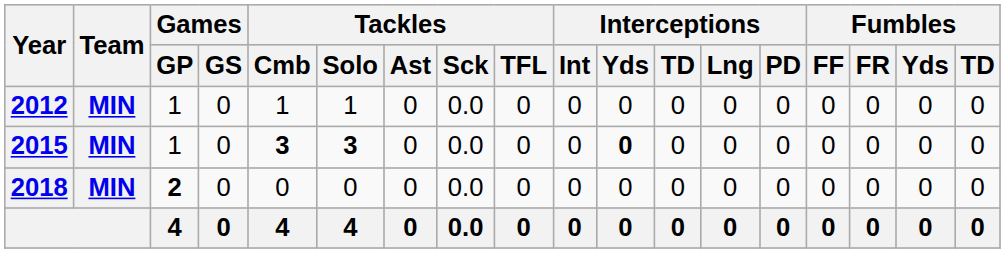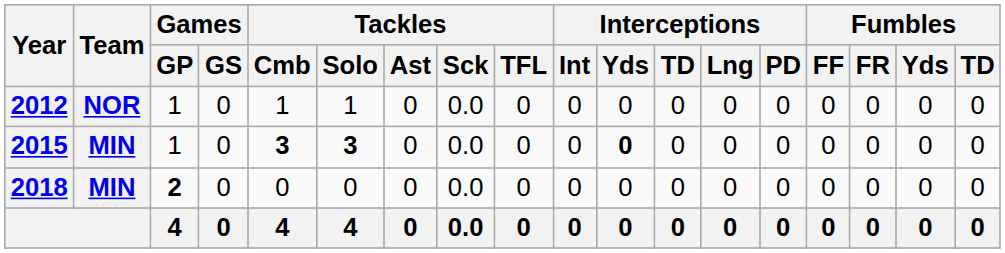(112, 106) MIN -> (112, 106) NOR
